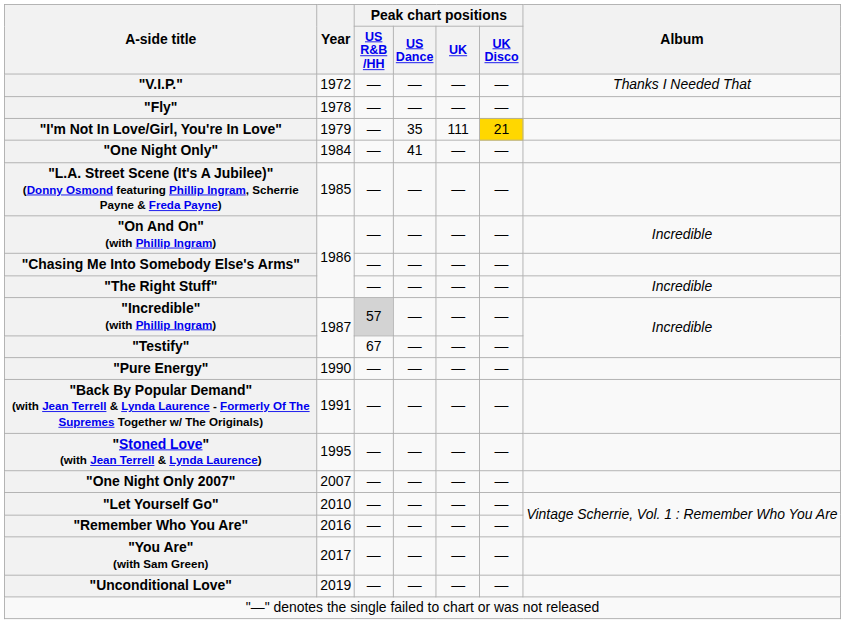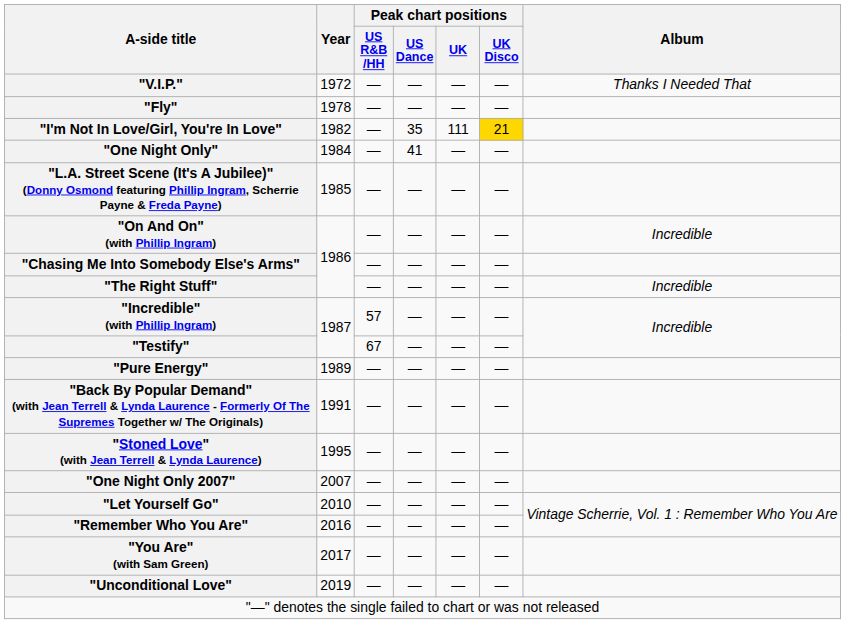(336, 129) 1979 -> (336, 129) 1982
(374, 316) lightgrey background -> (374, 316) no background
(336, 368) 1990 -> (336, 368) 1989
